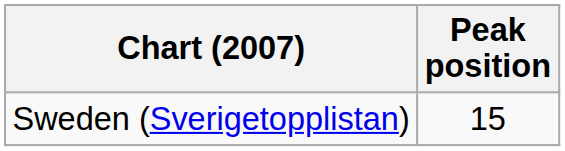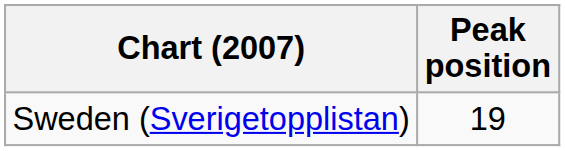(488, 118) 15 -> (488, 118) 19
